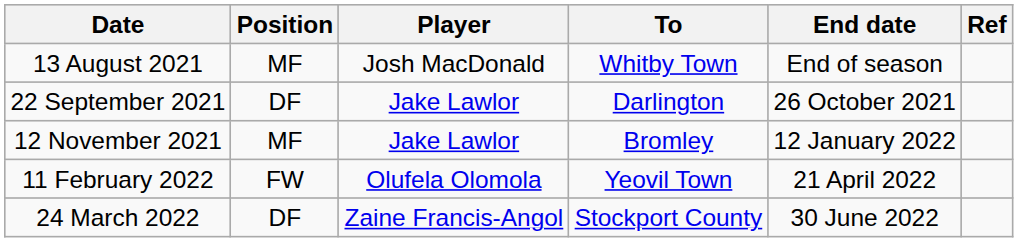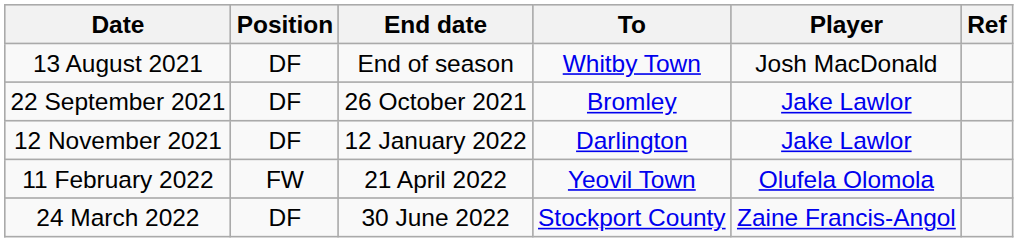columns swapped: (454, 24) <-> (865, 24)
(285, 63) MF -> (285, 63) DF
(668, 102) Darlington -> (632, 102) Bromley
(285, 141) MF -> (285, 141) DF
(668, 141) Bromley -> (632, 141) Darlington
